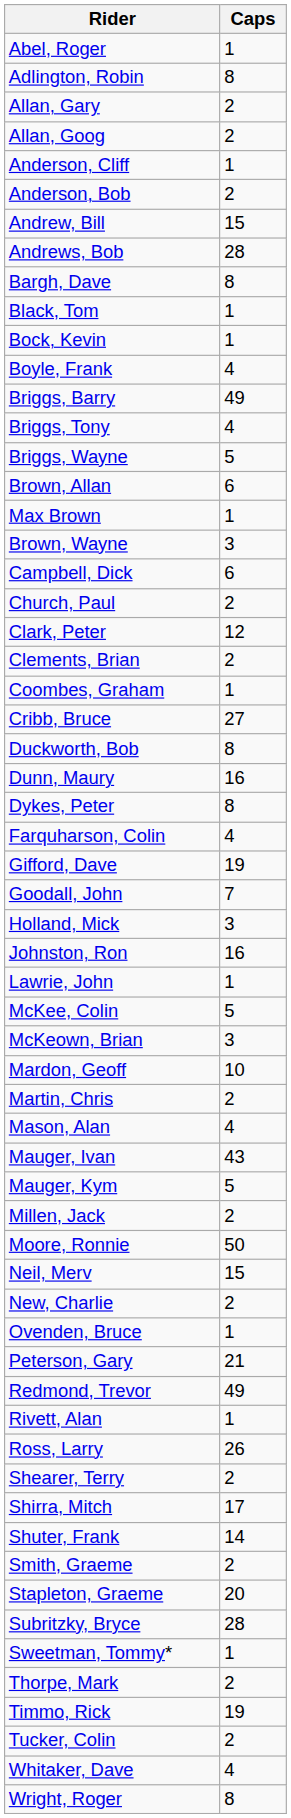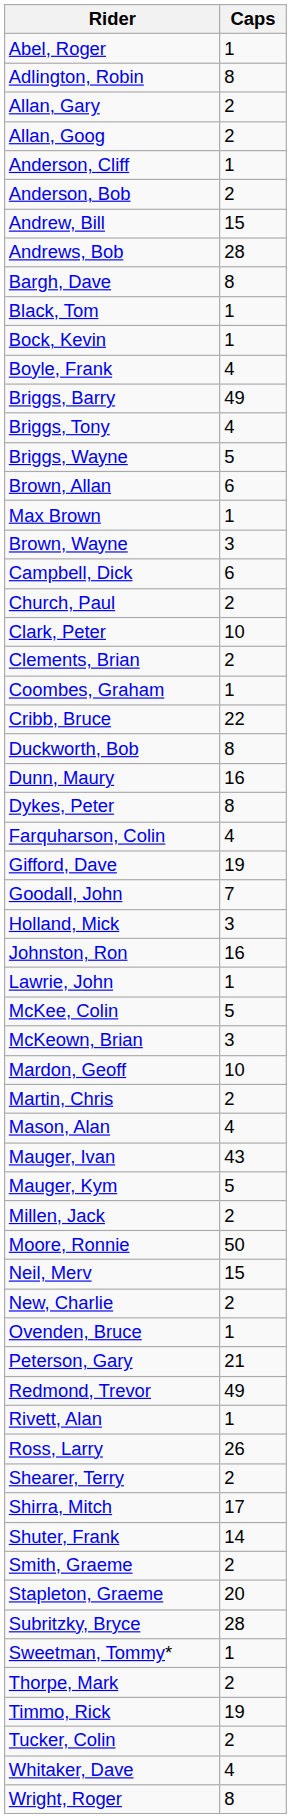(235, 631) 12 -> (235, 631) 10
(235, 719) 27 -> (235, 719) 22
